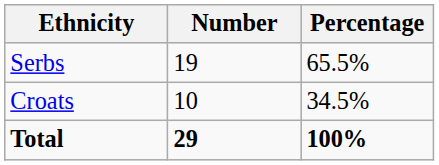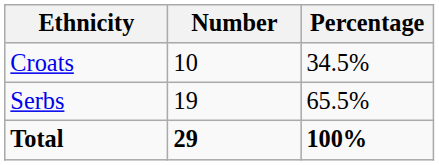rows swapped: (37, 62) <-> (42, 100)
